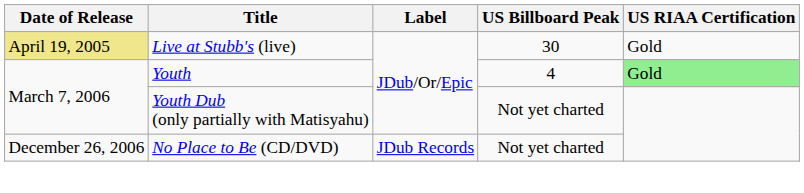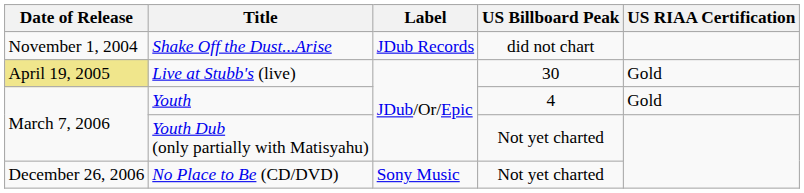+ row: (242, 45)
(645, 73) lightgreen background -> (645, 100) no background
(425, 147) JDub Records -> (418, 174) Sony Music
